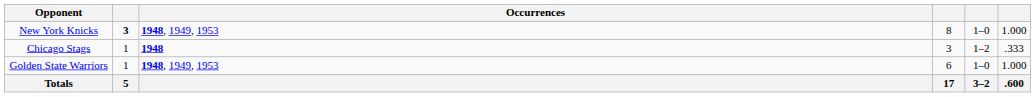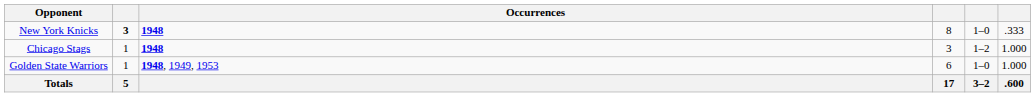(180, 30) 1948, 1949, 1953 -> (152, 30) 1948
(1014, 30) 1.000 -> (1014, 30) .333
(1014, 48) .333 -> (1014, 48) 1.000
